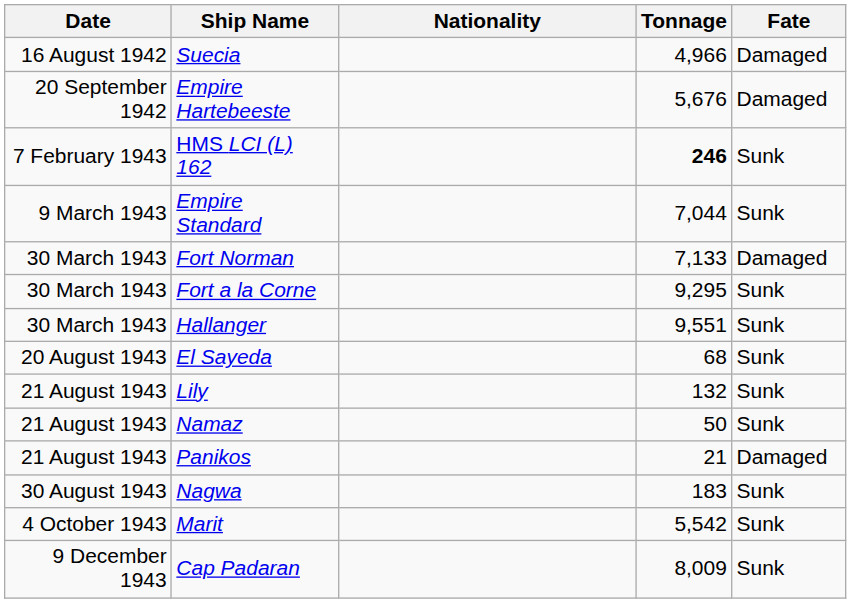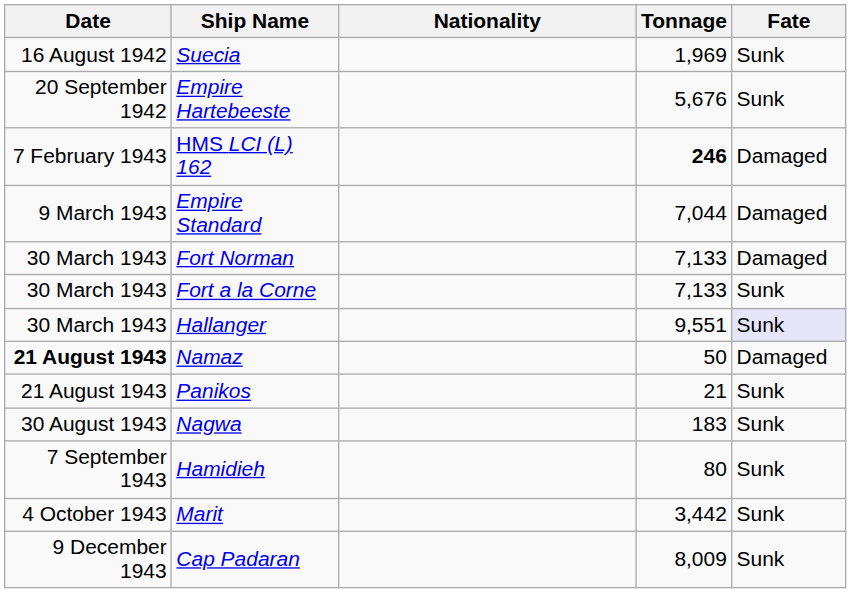(701, 54) 4,966 -> (701, 54) 1,969
(782, 54) Damaged -> (760, 54) Sunk
(782, 99) Damaged -> (760, 99) Sunk
(760, 156) Sunk -> (782, 156) Damaged
(760, 213) Sunk -> (782, 213) Damaged
(701, 291) 9,295 -> (701, 291) 7,133
(760, 324) no background -> (760, 324) lavender background
- row: (224, 357)
- row: (192, 391)
(94, 424) normal -> (90, 357) bold
(760, 424) Sunk -> (782, 357) Damaged
(782, 457) Damaged -> (760, 391) Sunk
+ row: (221, 469)
(701, 523) 5,542 -> (701, 514) 3,442
